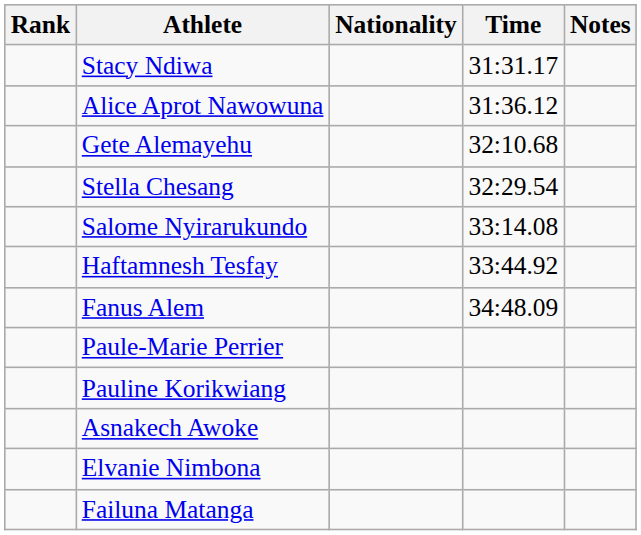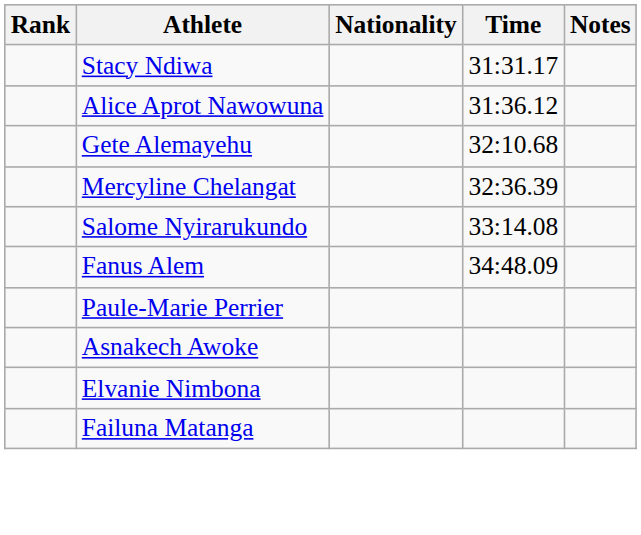- row: (158, 186)
+ row: (189, 186)
- row: (180, 266)
- row: (184, 387)
